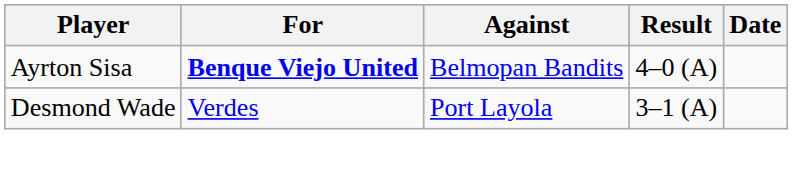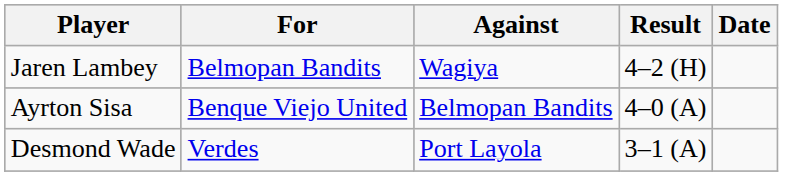+ row: (84, 66)
(303, 66) bold -> (297, 107) normal
